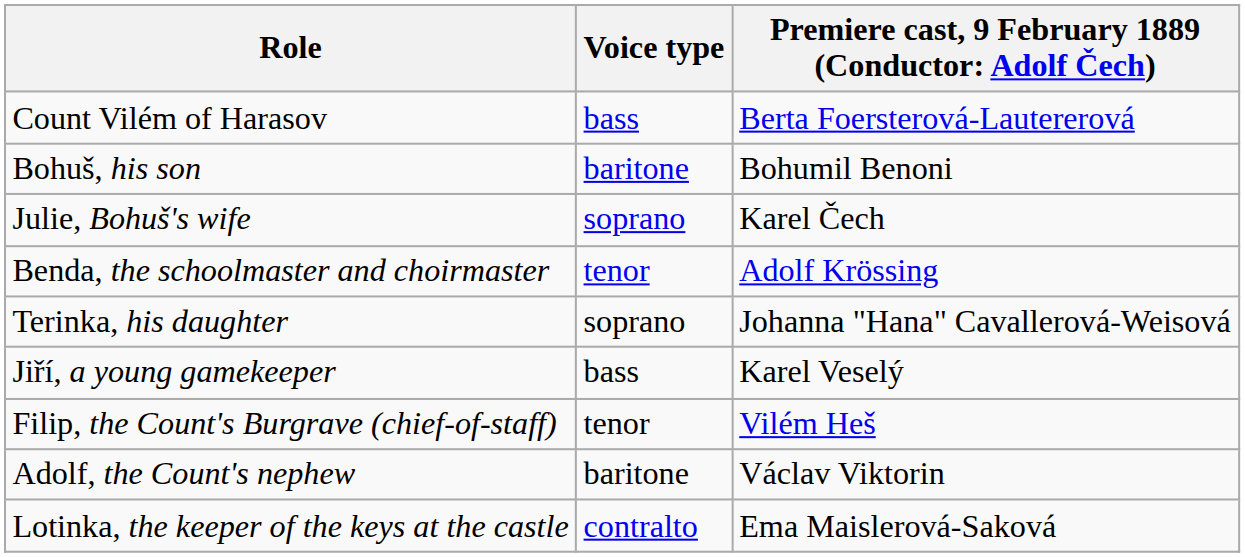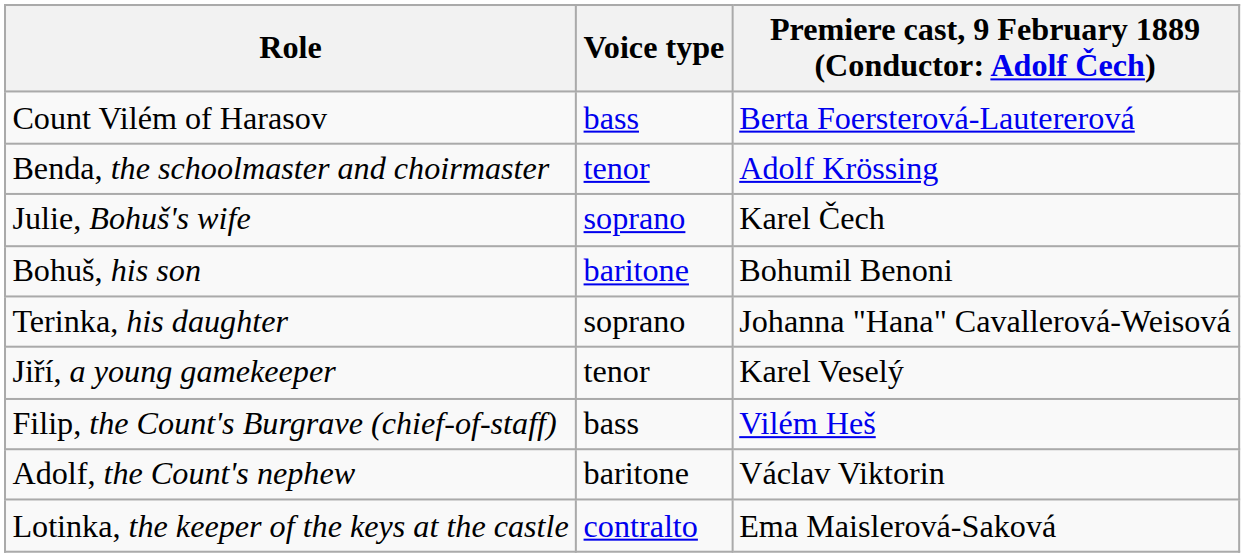rows swapped: (107, 168) <-> (281, 270)
(611, 372) bass -> (617, 372) tenor
(617, 423) tenor -> (611, 423) bass
